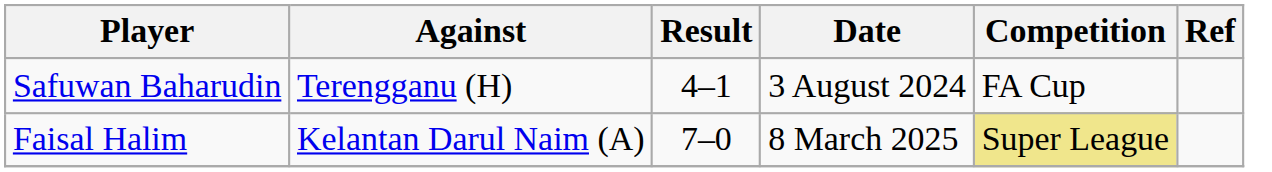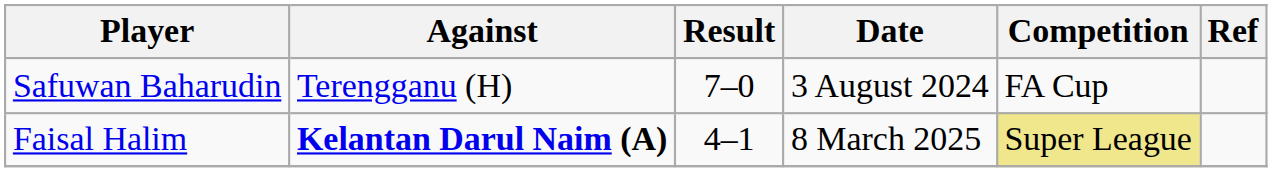(706, 85) 4–1 -> (729, 85) 7–0
(471, 138) normal -> (482, 138) bold
(706, 138) 7–0 -> (729, 138) 4–1
